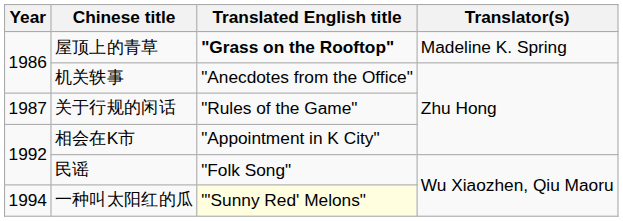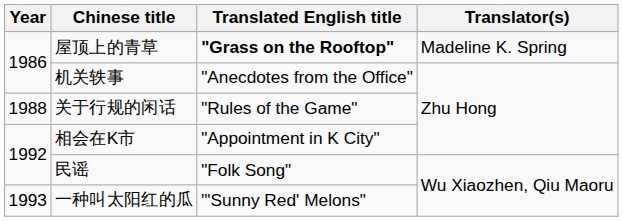(28, 108) 1987 -> (28, 108) 1988
(28, 200) 1994 -> (28, 200) 1993
(284, 200) lightyellow background -> (284, 200) no background
